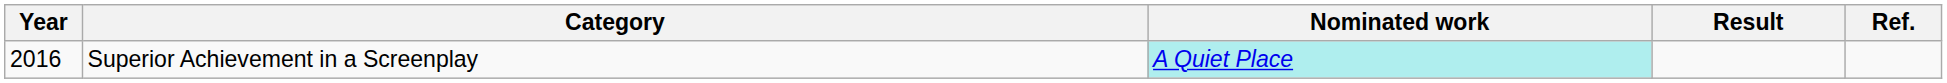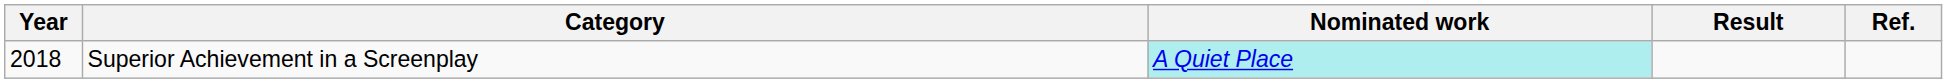(36, 59) 2016 -> (36, 59) 2018
